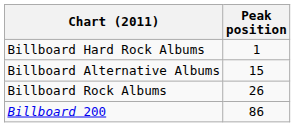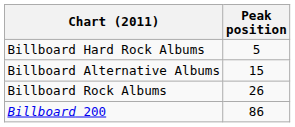(256, 50) 1 -> (256, 50) 5
